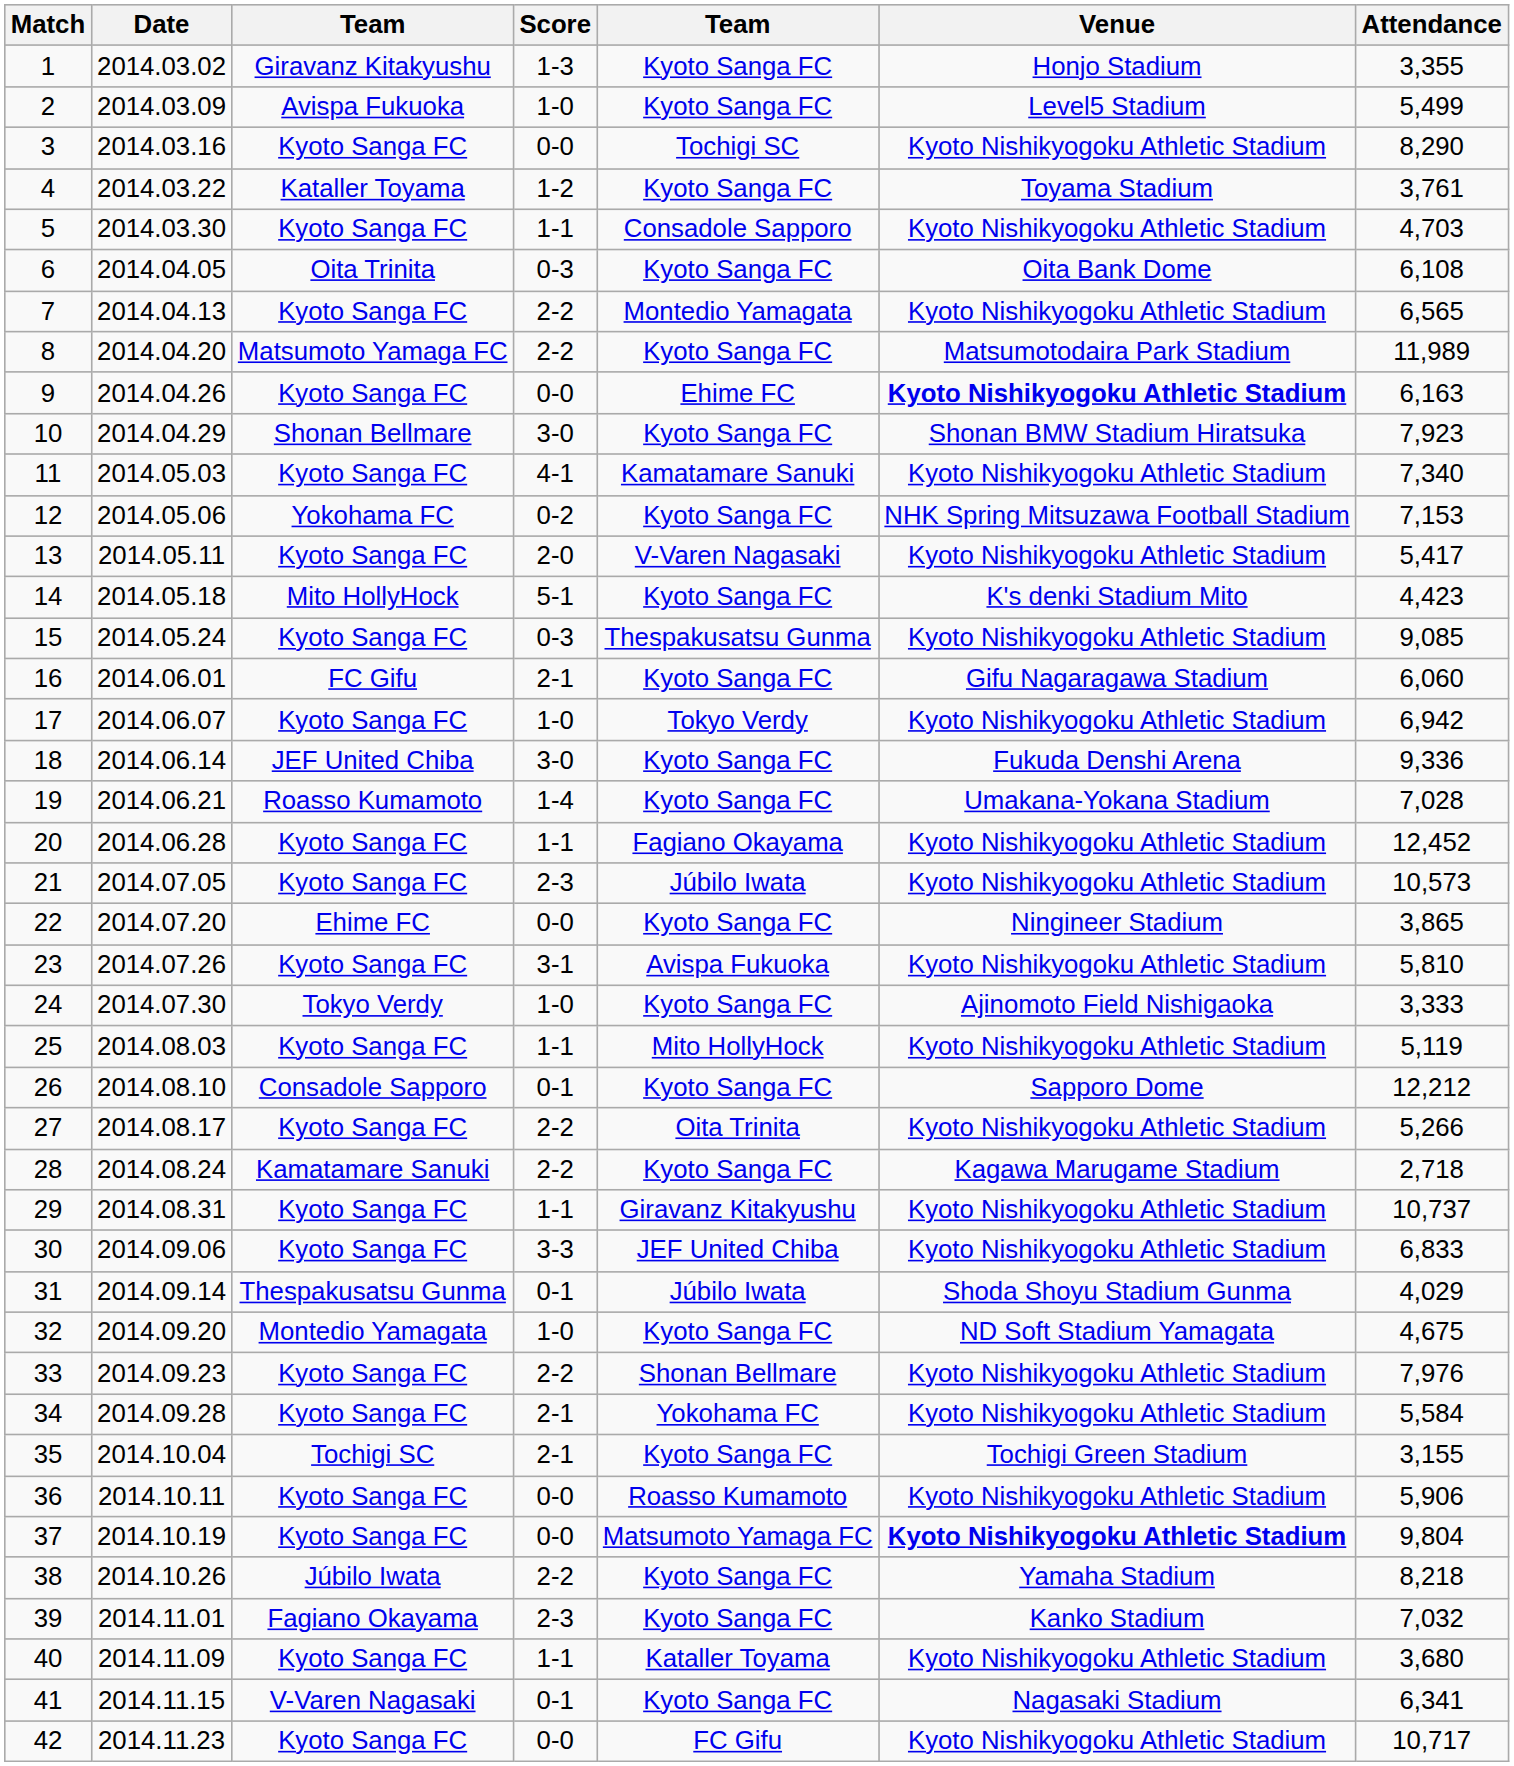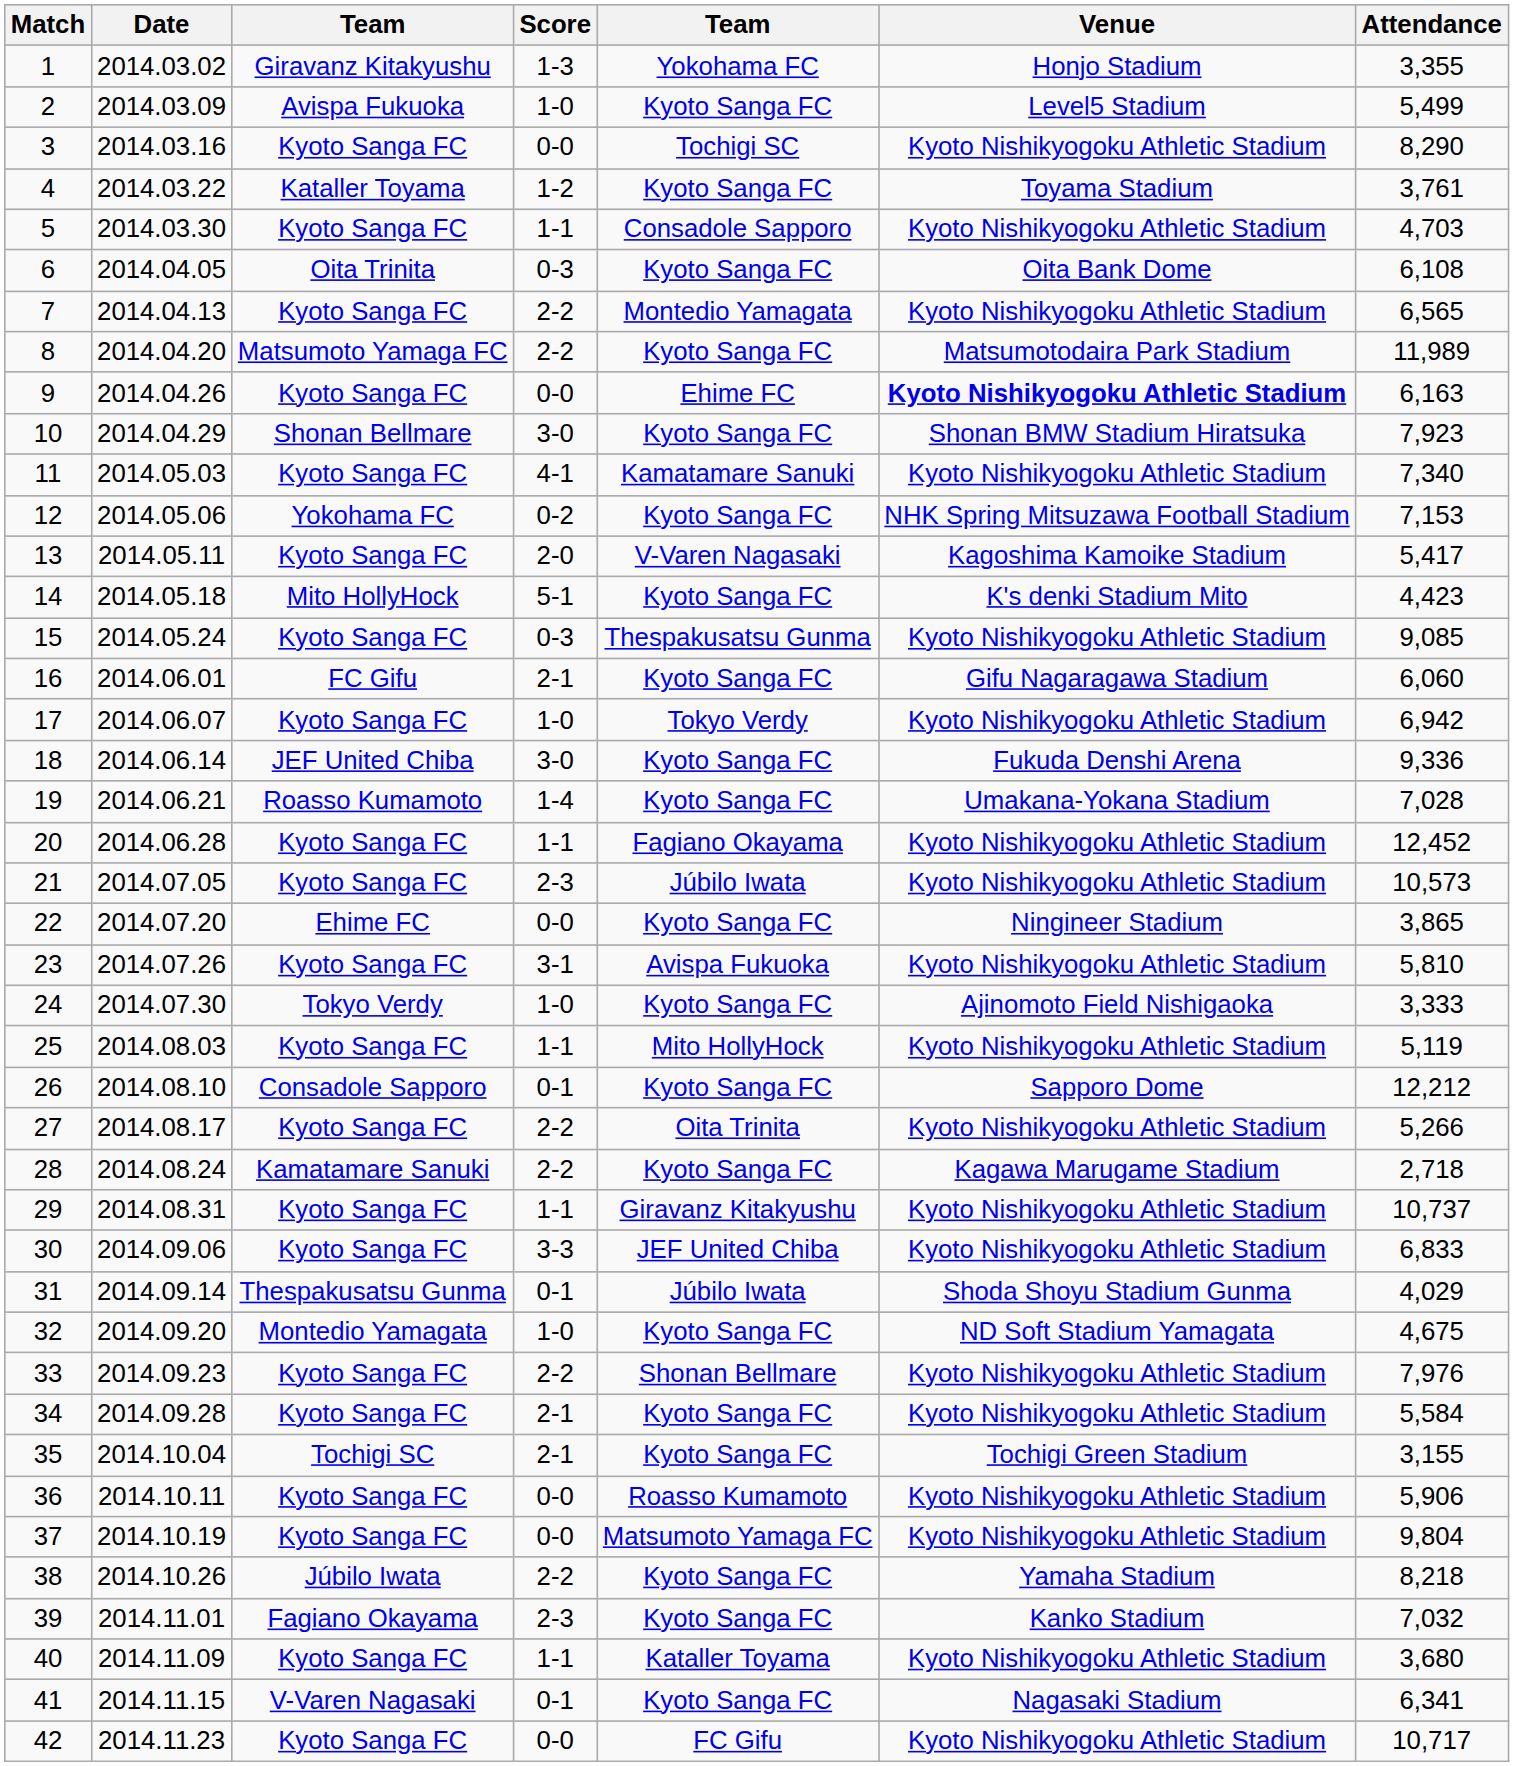(738, 65) Kyoto Sanga FC -> (738, 65) Yokohama FC
(1117, 556) Kyoto Nishikyogoku Athletic Stadium -> (1117, 556) Kagoshima Kamoike Stadium
(738, 1413) Yokohama FC -> (738, 1413) Kyoto Sanga FC
(1117, 1536) bold -> (1117, 1536) normal
